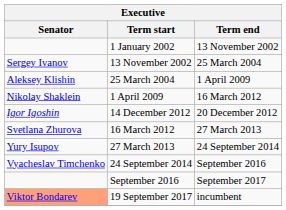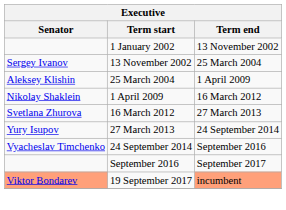- row: (150, 113)
(219, 197) no background -> (219, 180) lightsalmon background
